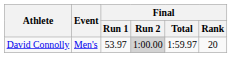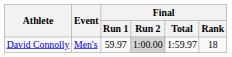(116, 45) 53.97 -> (116, 45) 59.97
(213, 45) 20 -> (213, 45) 18
